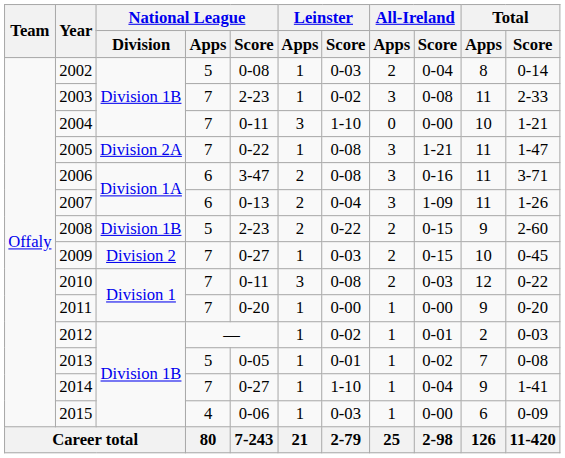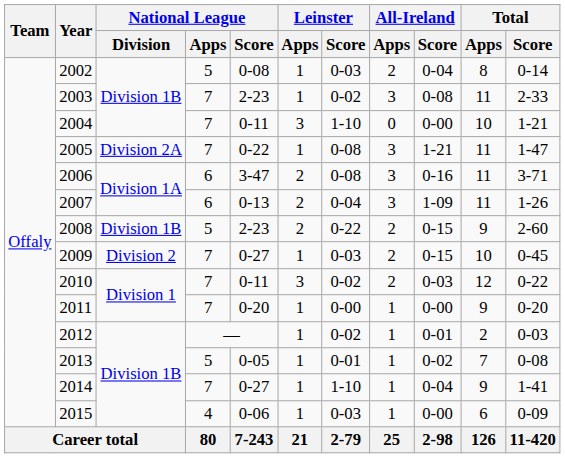(346, 281) 0-08 -> (346, 281) 0-02
